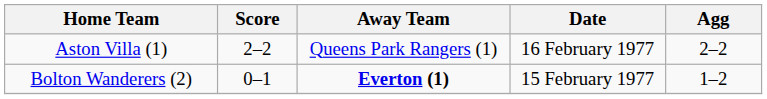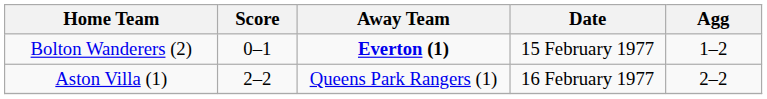rows swapped: (111, 49) <-> (111, 78)
